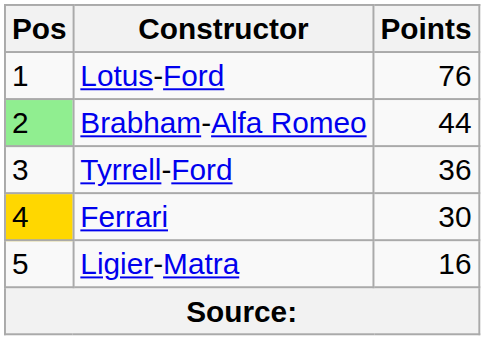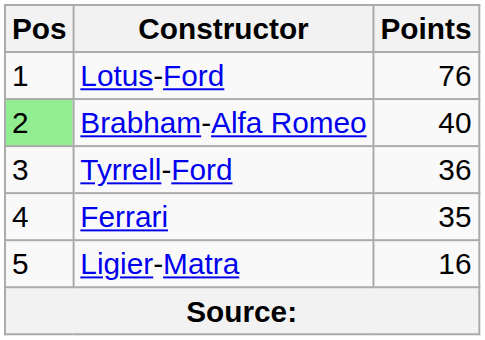(455, 123) 44 -> (455, 123) 40
(20, 217) gold background -> (20, 217) no background
(455, 217) 30 -> (455, 217) 35
